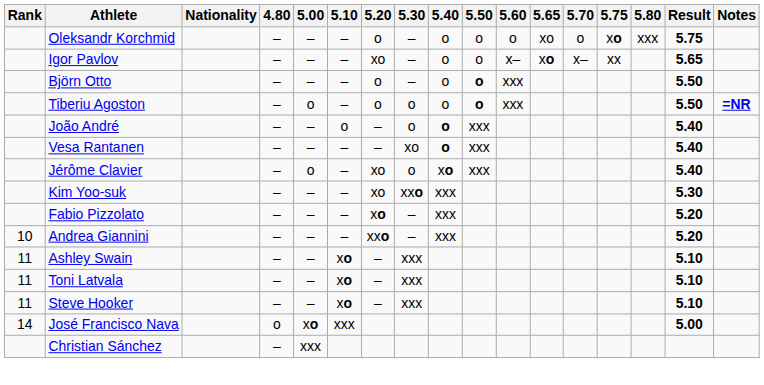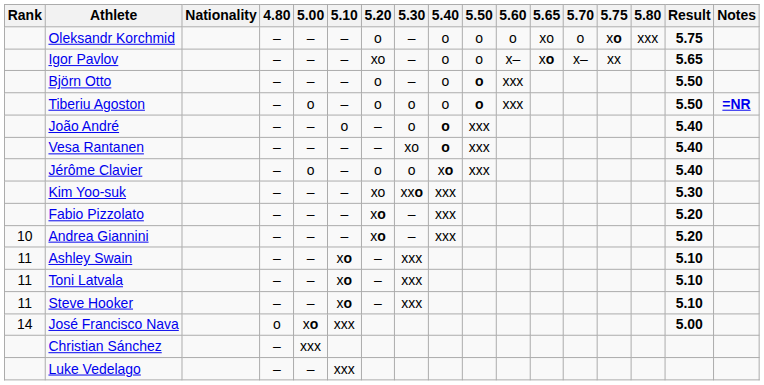(378, 170) xo -> (378, 170) o
(378, 237) xxo -> (378, 237) xo
+ row: (95, 369)
